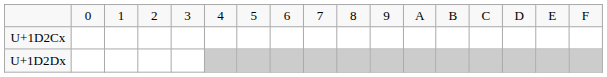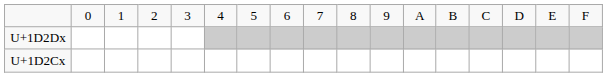rows swapped: (38, 38) <-> (38, 60)
